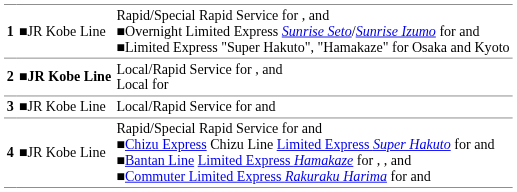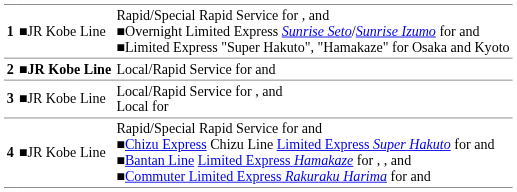(200, 77) Local/Rapid Service for , and Local for -> (196, 69) Local/Rapid Service for and
(196, 107) Local/Rapid Service for and -> (200, 99) Local/Rapid Service for , and Local for
